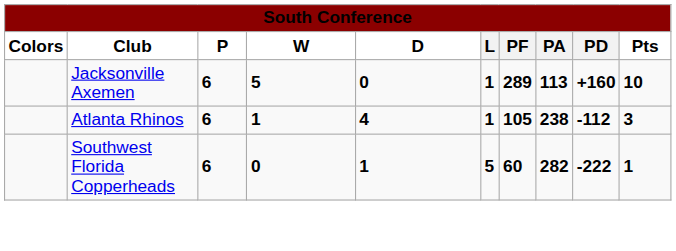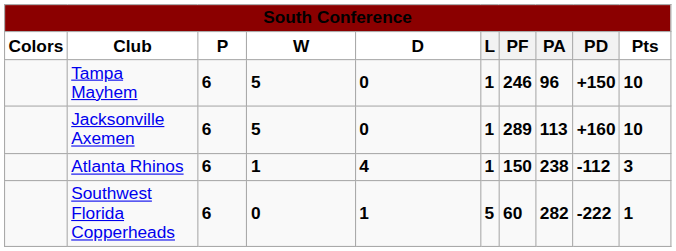+ row: (104, 82)
(517, 119) 105 -> (517, 166) 150
